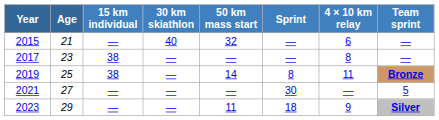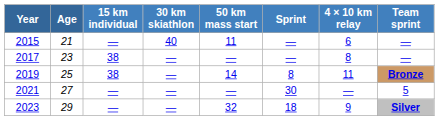(231, 41) 32 -> (231, 41) 11
(231, 108) 11 -> (231, 108) 32
